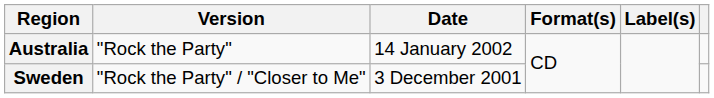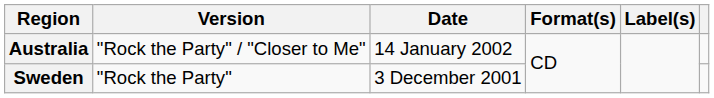(164, 48) "Rock the Party" -> (231, 48) "Rock the Party" / "Closer to Me"
(231, 78) "Rock the Party" / "Closer to Me" -> (164, 78) "Rock the Party"
